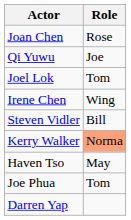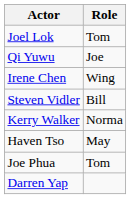- row: (35, 36)
rows swapped: (31, 78) <-> (31, 57)
(104, 141) lightsalmon background -> (104, 120) no background
